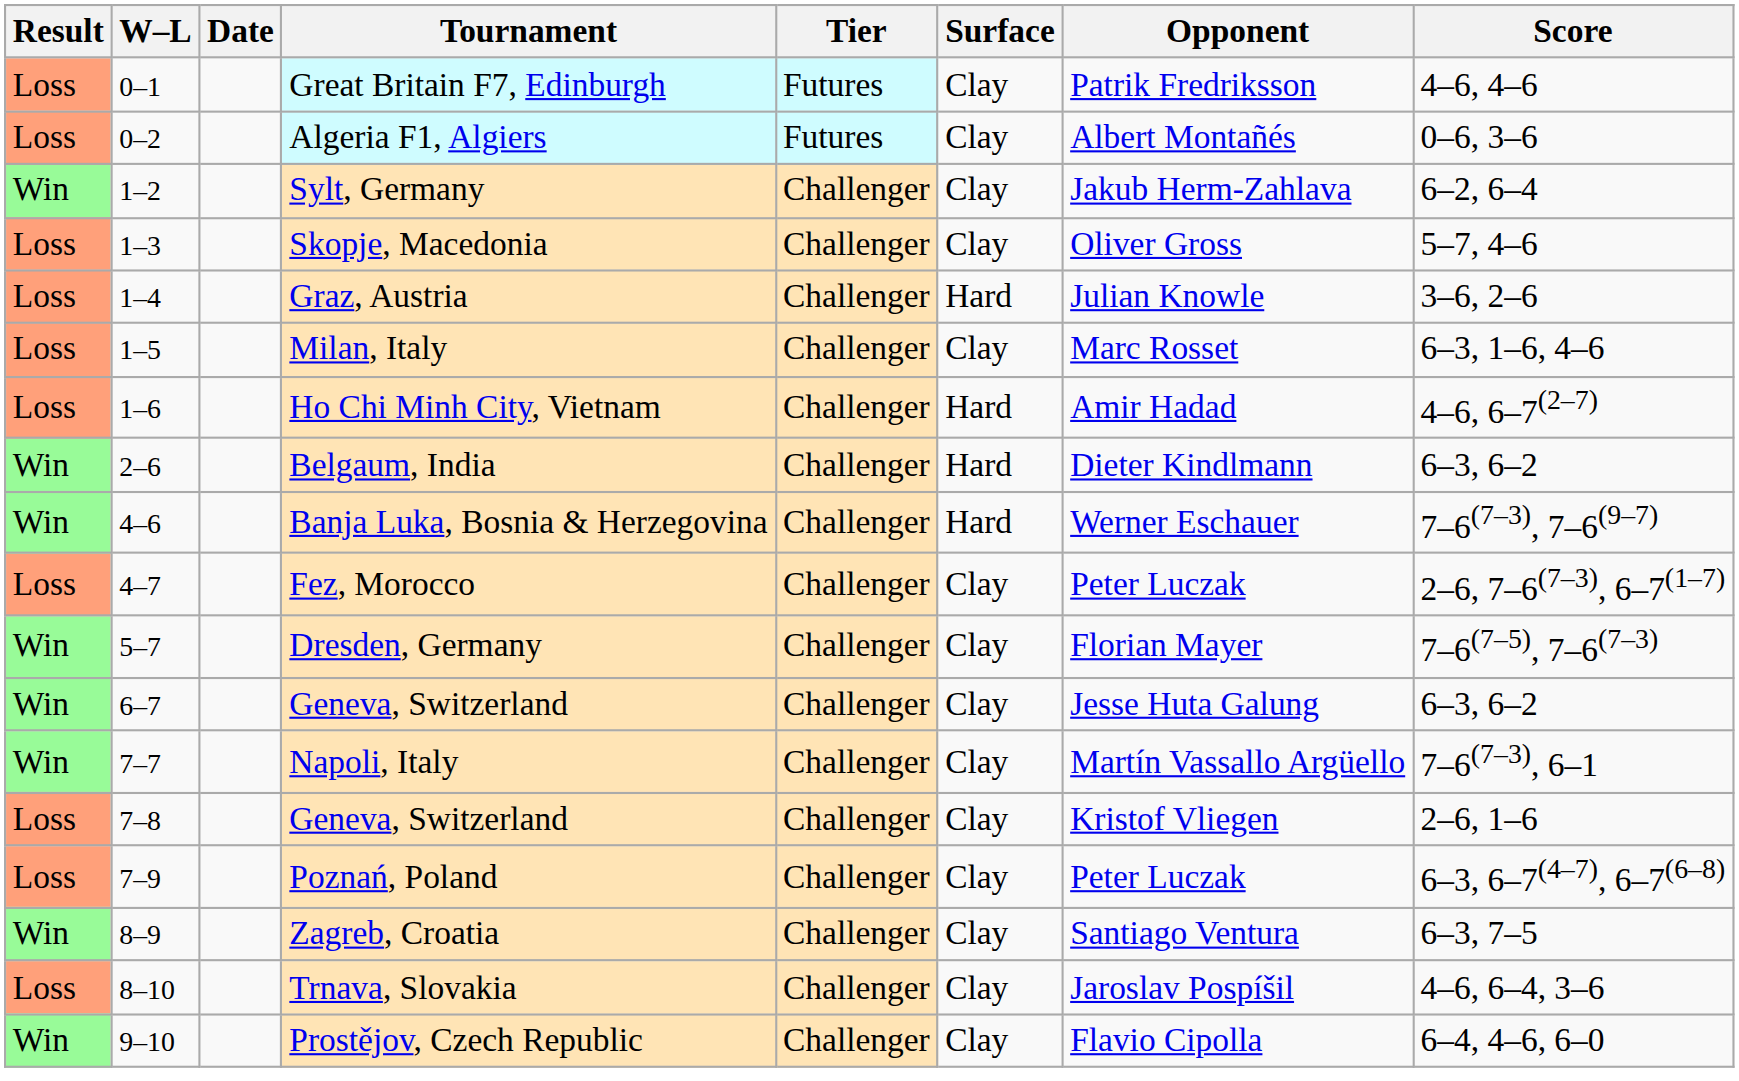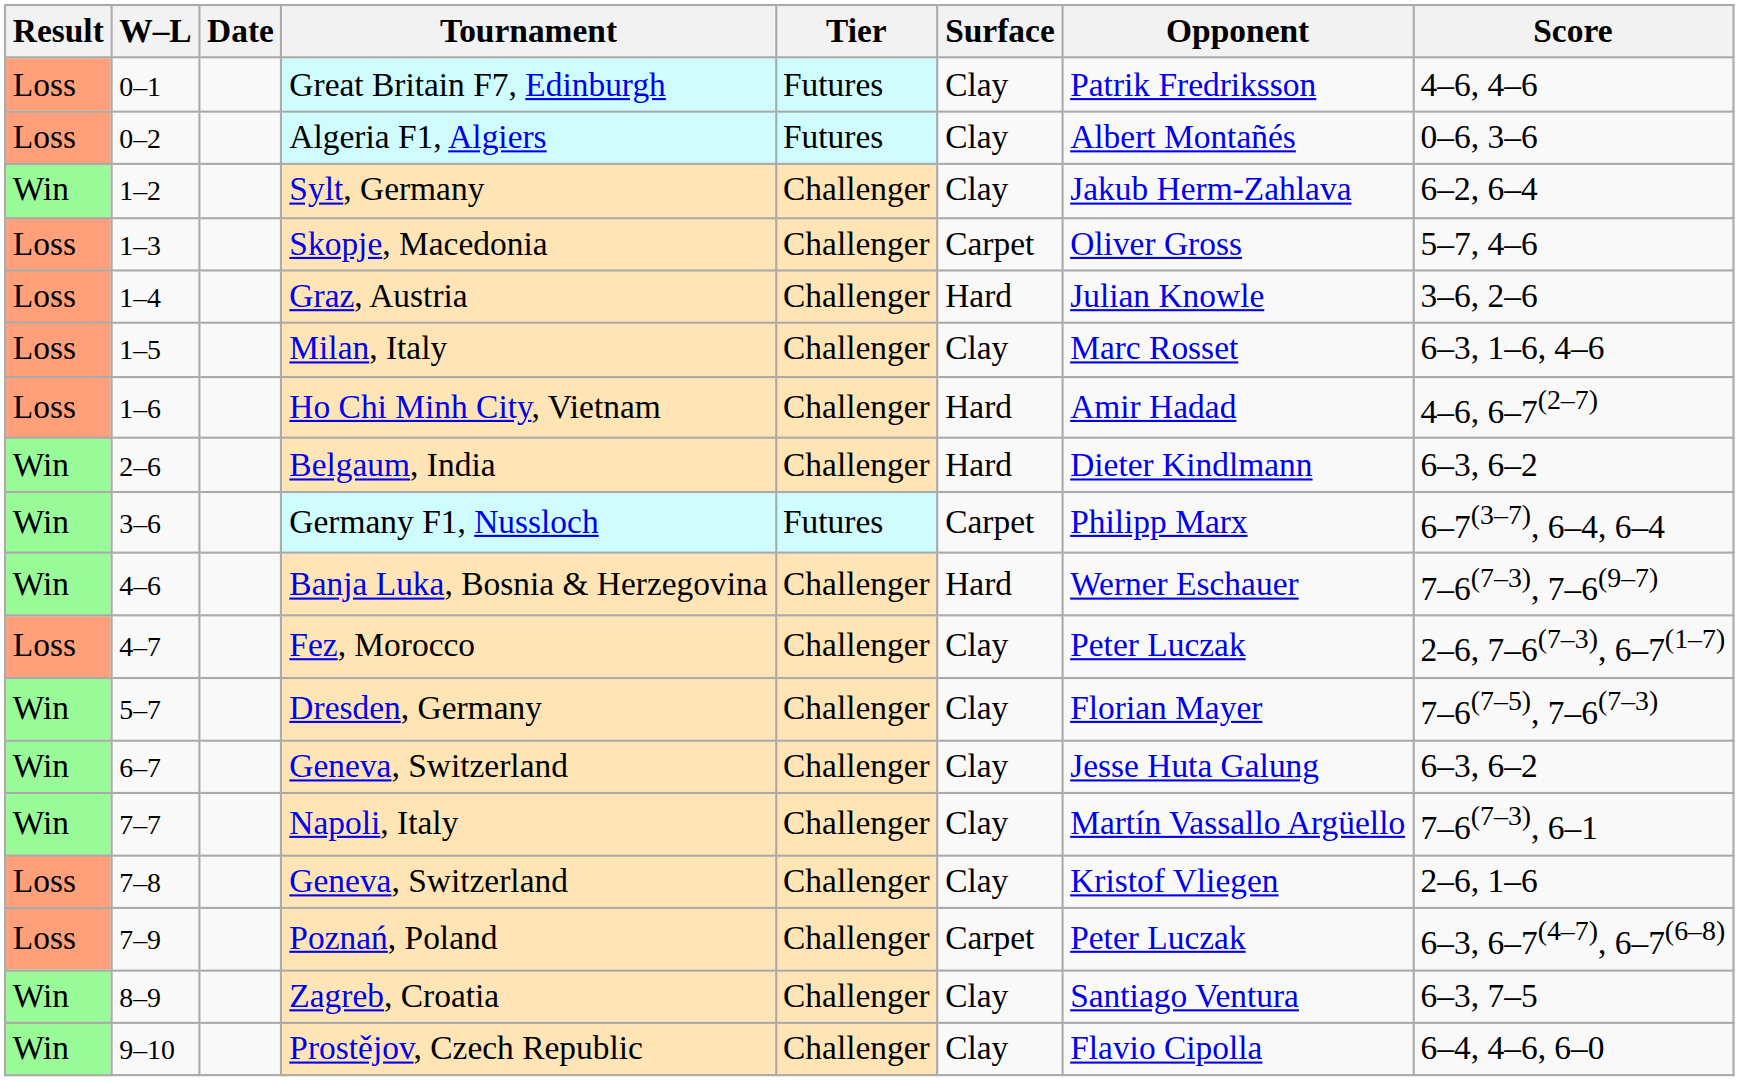(977, 243) Clay -> (990, 243) Carpet
+ row: (140, 523)
(977, 876) Clay -> (990, 938) Carpet
- row: (147, 988)
